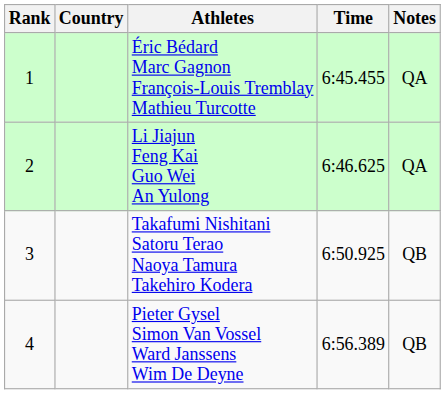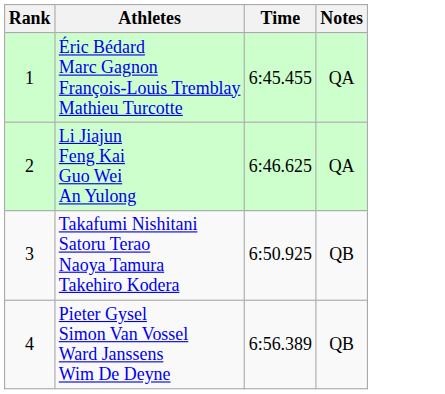- column: (91, 18)
